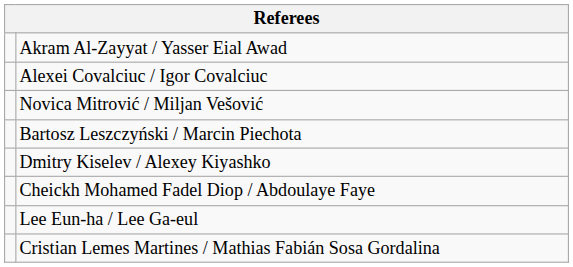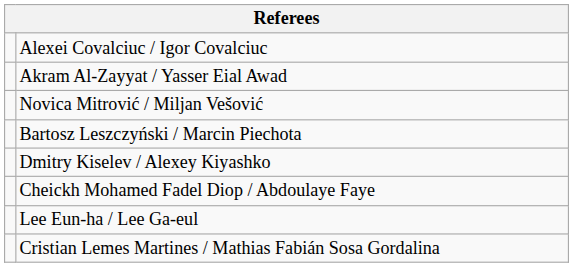rows swapped: (153, 47) <-> (143, 76)
